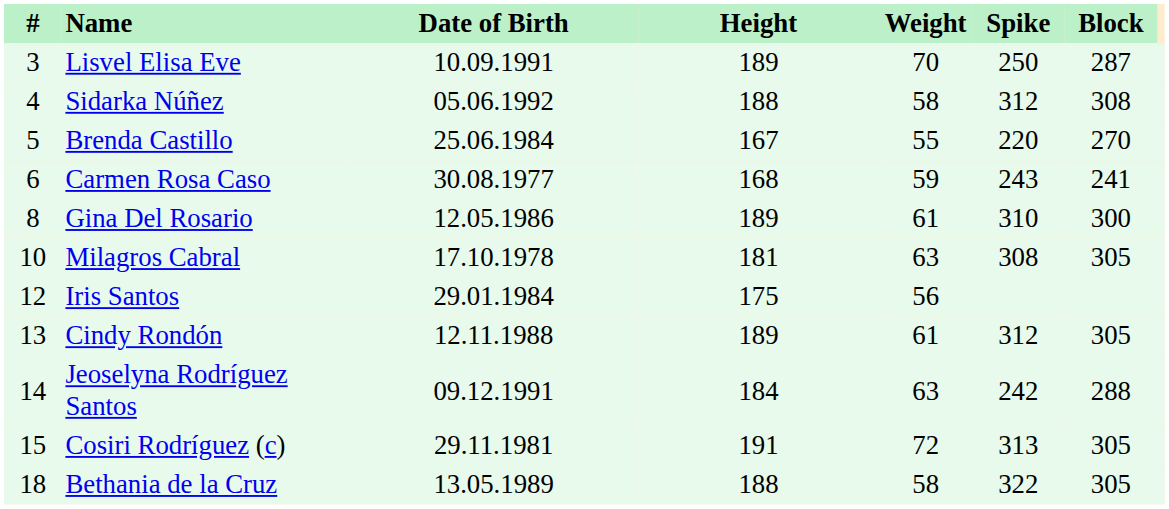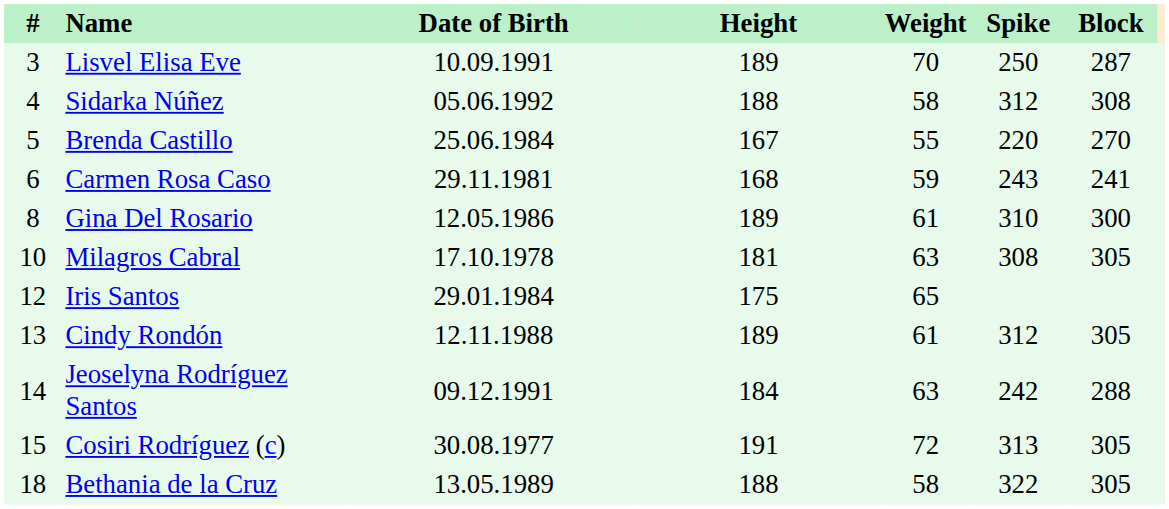(494, 179) 30.08.1977 -> (494, 179) 29.11.1981
(926, 296) 56 -> (926, 296) 65
(494, 445) 29.11.1981 -> (494, 445) 30.08.1977
